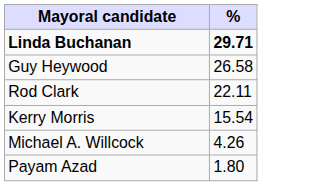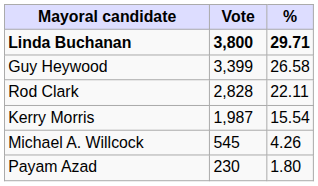+ column: (238, 17)
